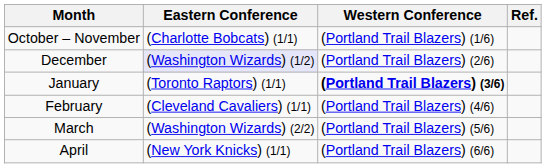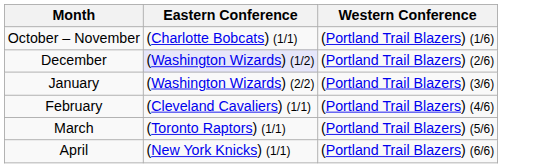- column: (524, 15)
(216, 83) (Toronto Raptors) (1/1) -> (230, 83) (Washington Wizards) (2/2)
(413, 83) bold -> (408, 83) normal
(230, 128) (Washington Wizards) (2/2) -> (216, 128) (Toronto Raptors) (1/1)
